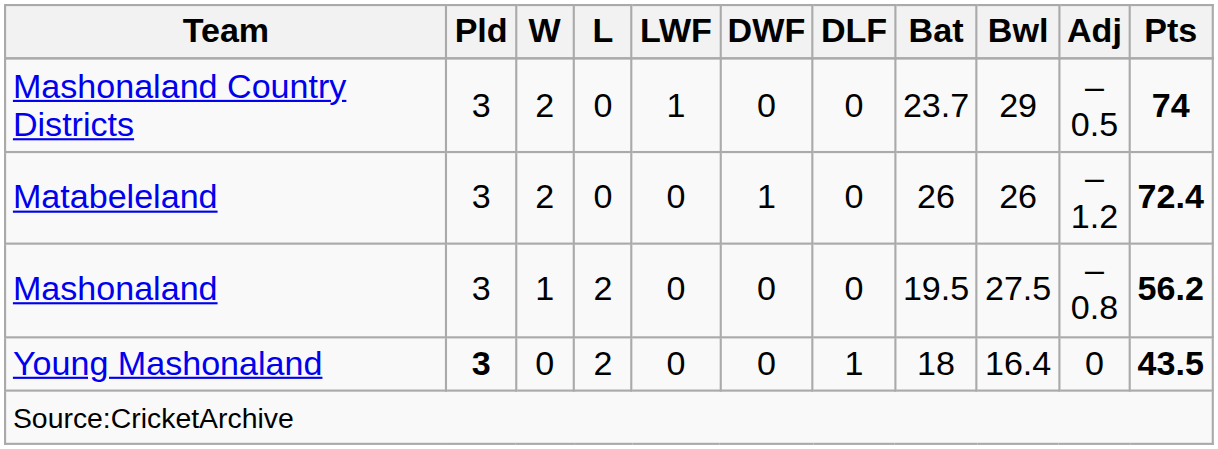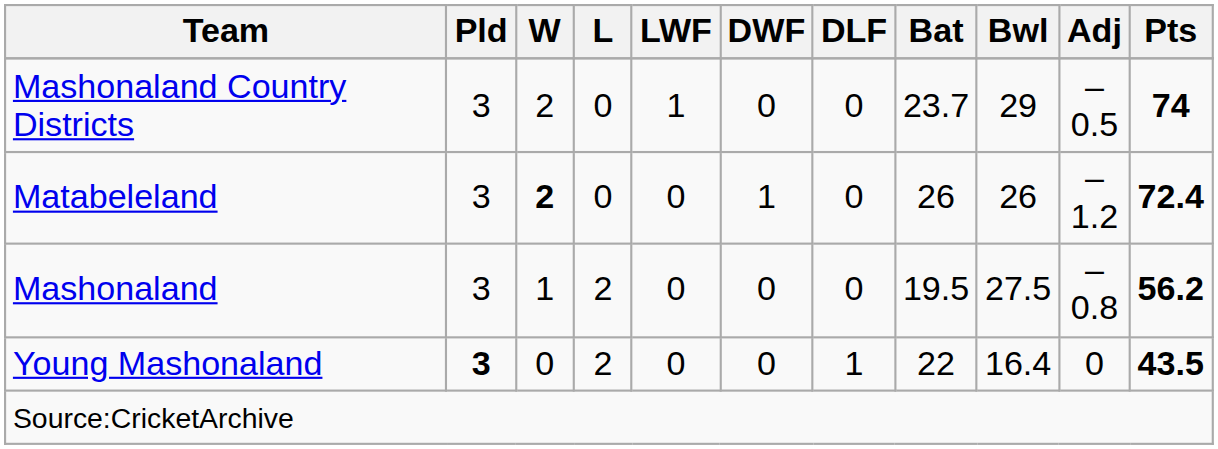(545, 197) normal -> (545, 197) bold
(936, 362) 18 -> (936, 362) 22
